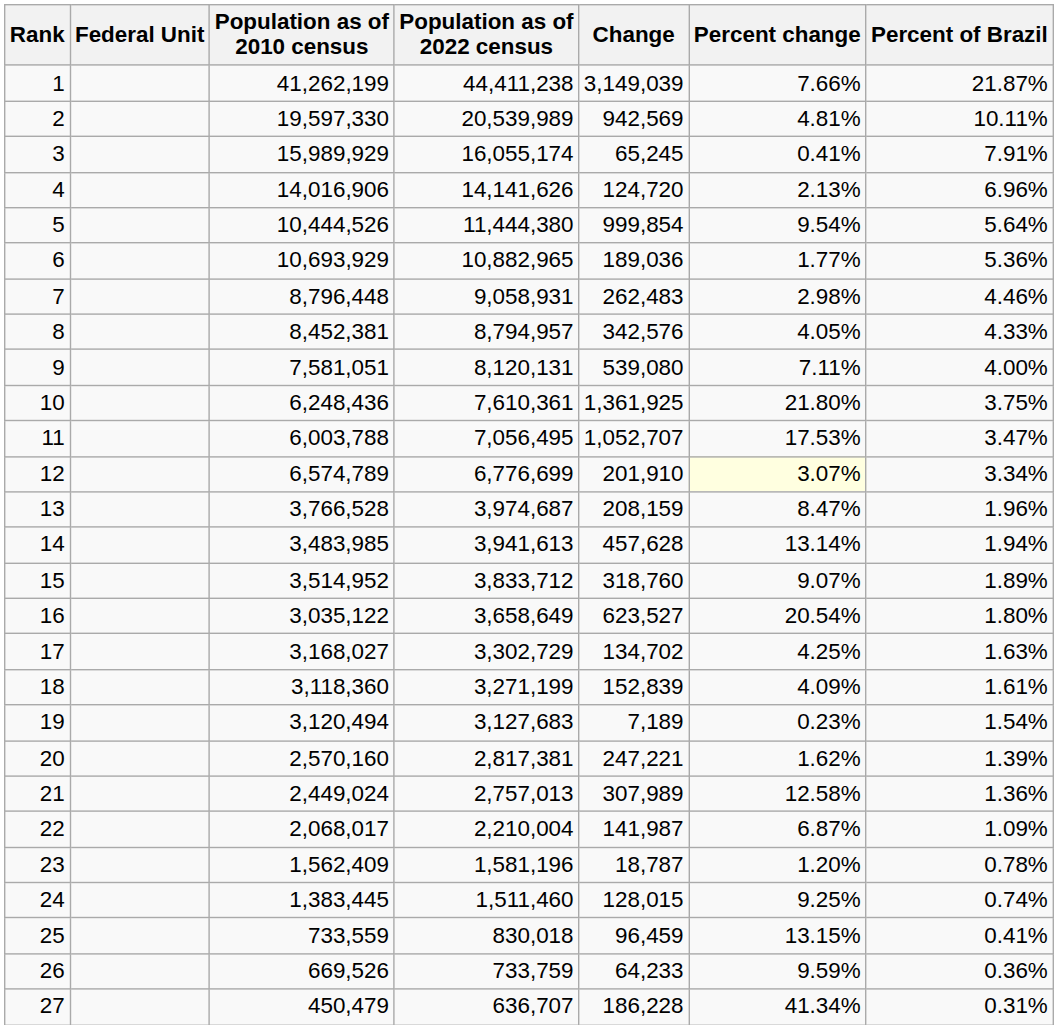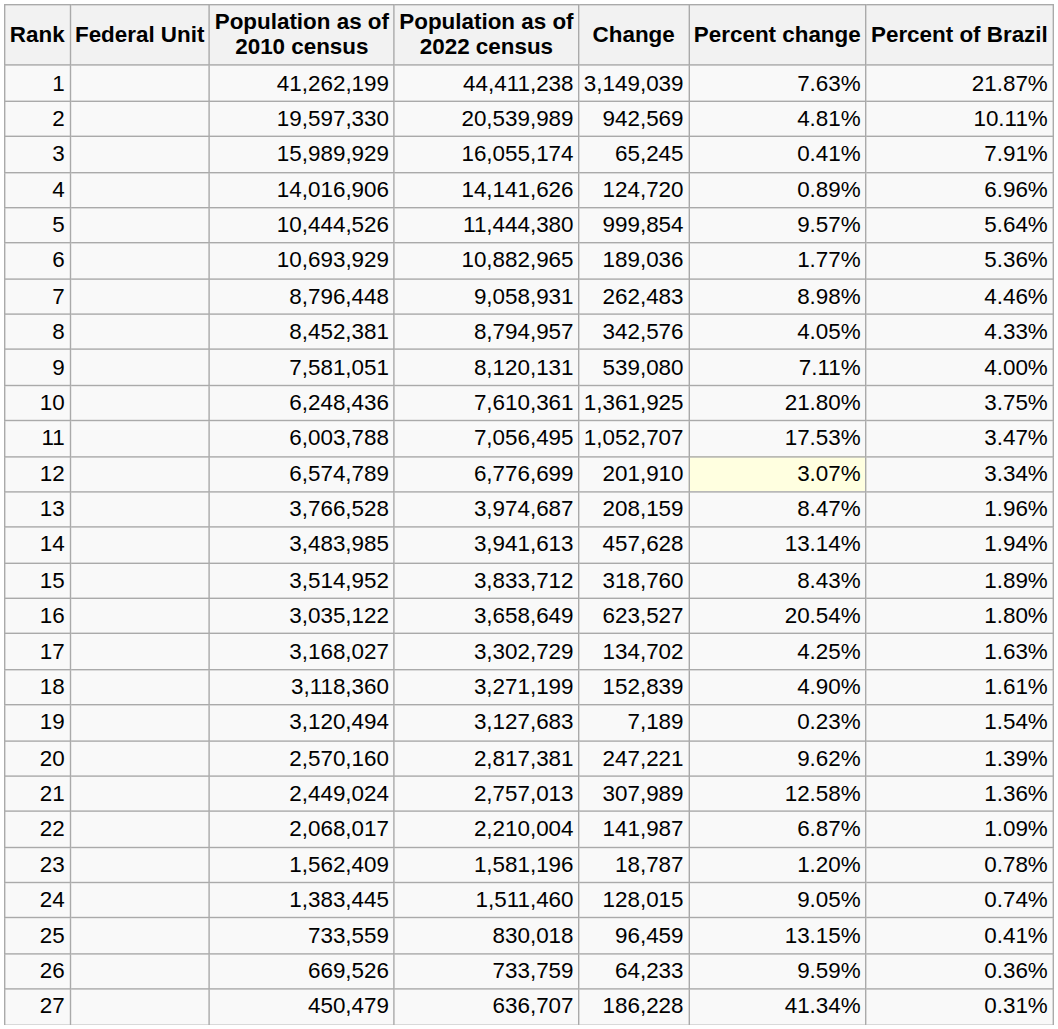(829, 82) 7.66% -> (829, 82) 7.63%
(829, 189) 2.13% -> (829, 189) 0.89%
(829, 225) 9.54% -> (829, 225) 9.57%
(829, 296) 2.98% -> (829, 296) 8.98%
(829, 580) 9.07% -> (829, 580) 8.43%
(829, 686) 4.09% -> (829, 686) 4.90%
(829, 757) 1.62% -> (829, 757) 9.62%
(829, 900) 9.25% -> (829, 900) 9.05%
